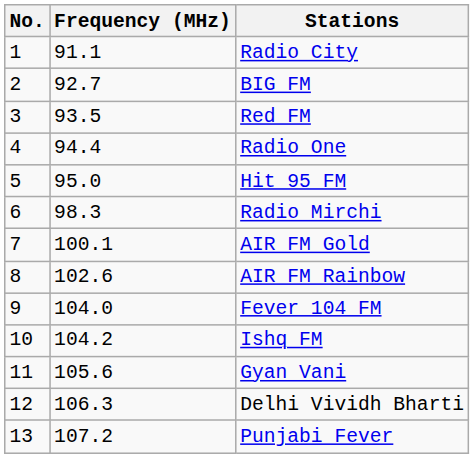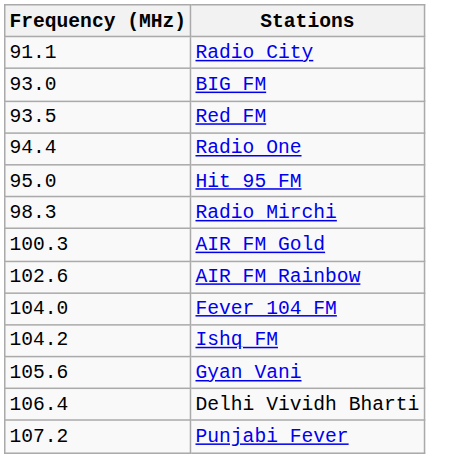- column: (27, 21)
(78, 85) 92.7 -> (33, 85) 93.0
(84, 245) 100.1 -> (39, 245) 100.3
(84, 405) 106.3 -> (39, 405) 106.4
